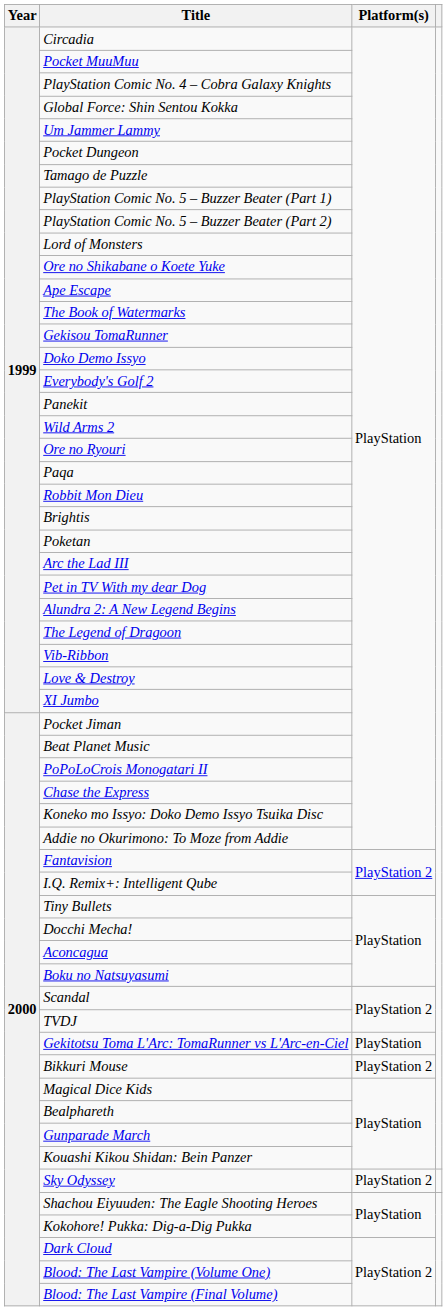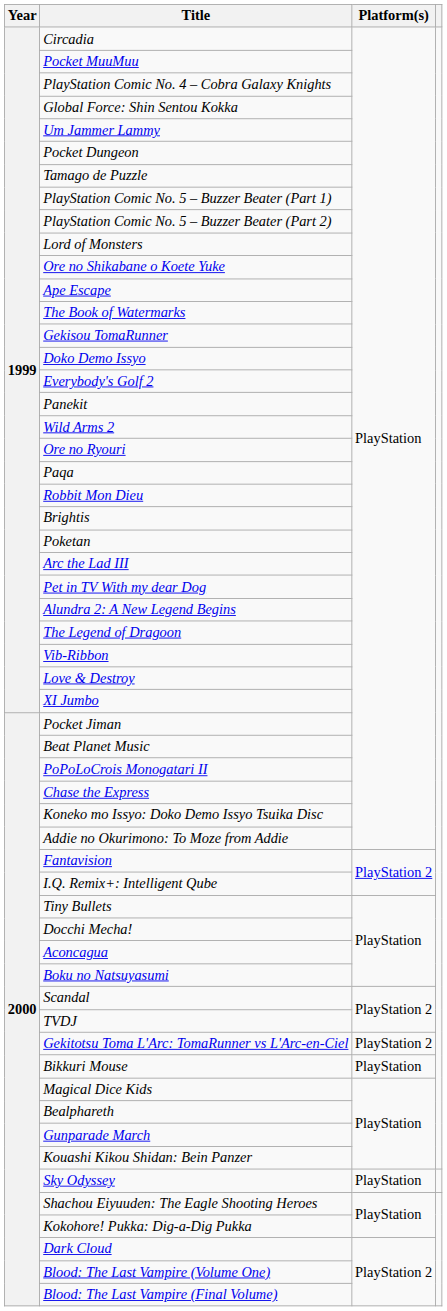(388, 1043) PlayStation -> (394, 1043) PlayStation 2
(394, 1066) PlayStation 2 -> (388, 1066) PlayStation
(394, 1180) PlayStation 2 -> (388, 1180) PlayStation
